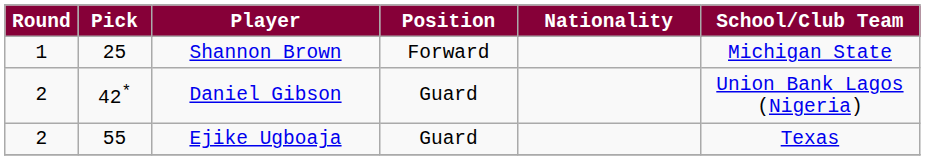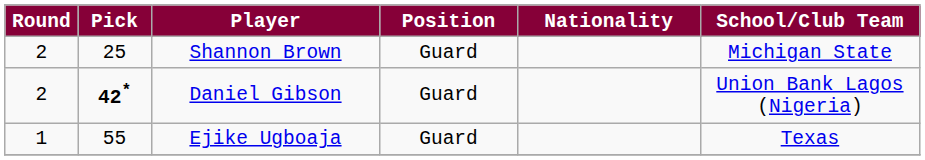(41, 52) 1 -> (41, 52) 2
(449, 52) Forward -> (449, 52) Guard
(115, 95) normal -> (115, 95) bold
(41, 138) 2 -> (41, 138) 1
